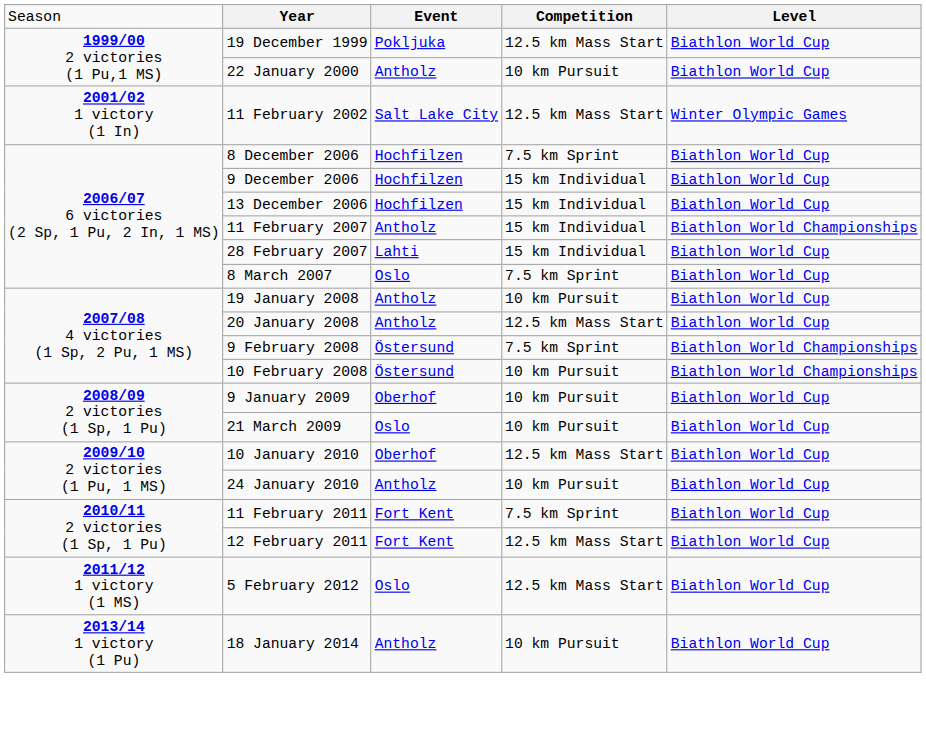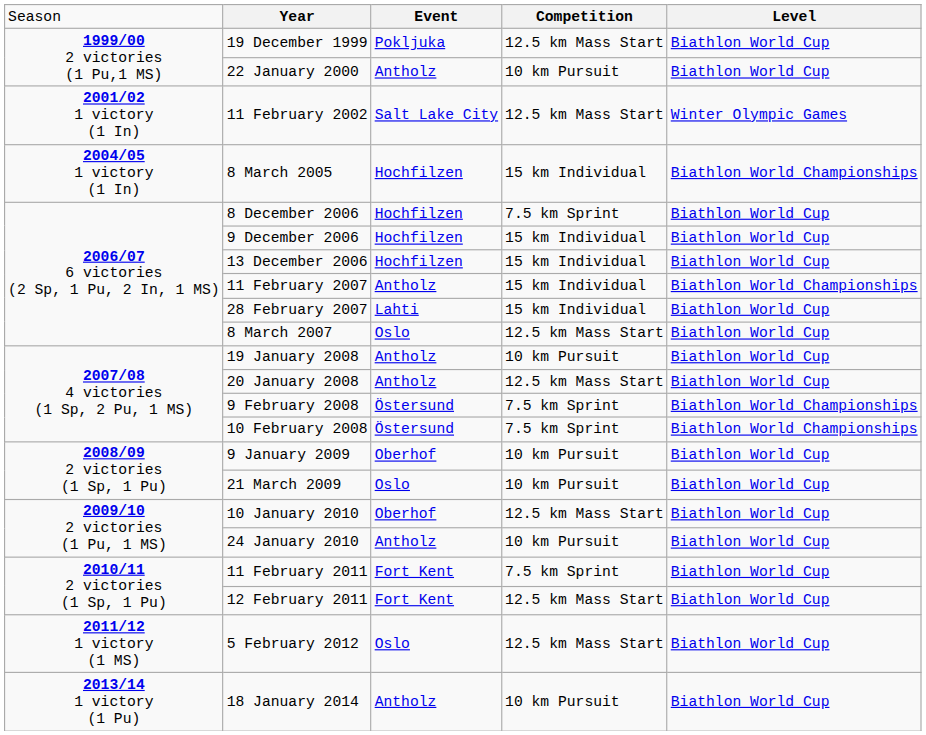+ row: (280, 173)
(562, 276) 7.5 km Sprint -> (584, 334) 12.5 km Mass Start
(562, 372) 10 km Pursuit -> (562, 429) 7.5 km Sprint
